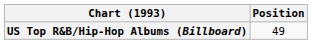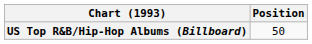(278, 31) 49 -> (278, 31) 50
